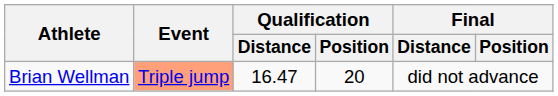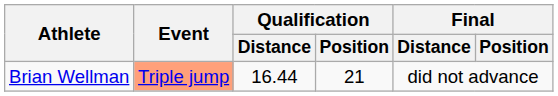(274, 77) 16.47 -> (274, 77) 16.44
(354, 77) 20 -> (354, 77) 21
